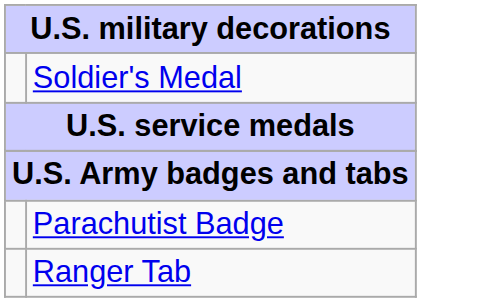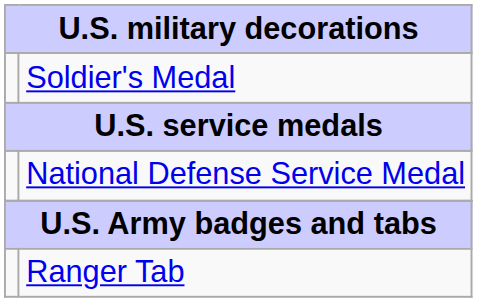+ row: (246, 175)
- row: (158, 223)
